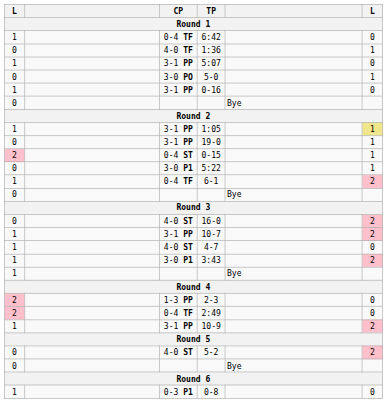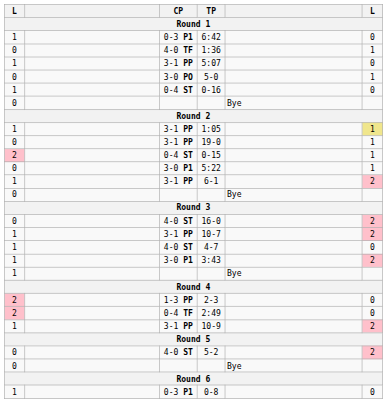(178, 37) 0-4 TF -> (178, 37) 0-3 P1
(178, 90) 3-1 PP -> (178, 90) 0-4 ST
(178, 182) 0-4 TF -> (178, 182) 3-1 PP
